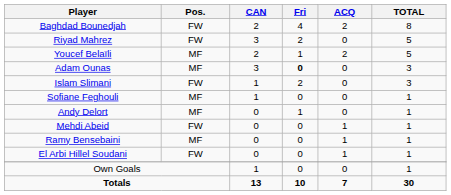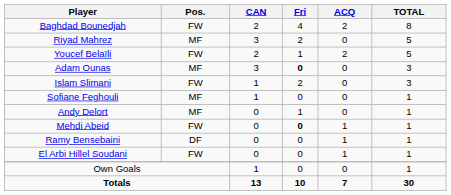(195, 39) FW -> (195, 39) MF
(195, 54) MF -> (195, 54) FW
(300, 125) normal -> (300, 125) bold
(195, 140) MF -> (195, 140) DF
